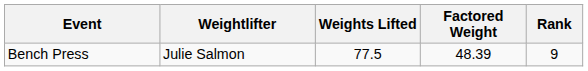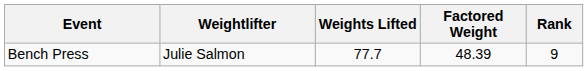(368, 55) 77.5 -> (368, 55) 77.7
